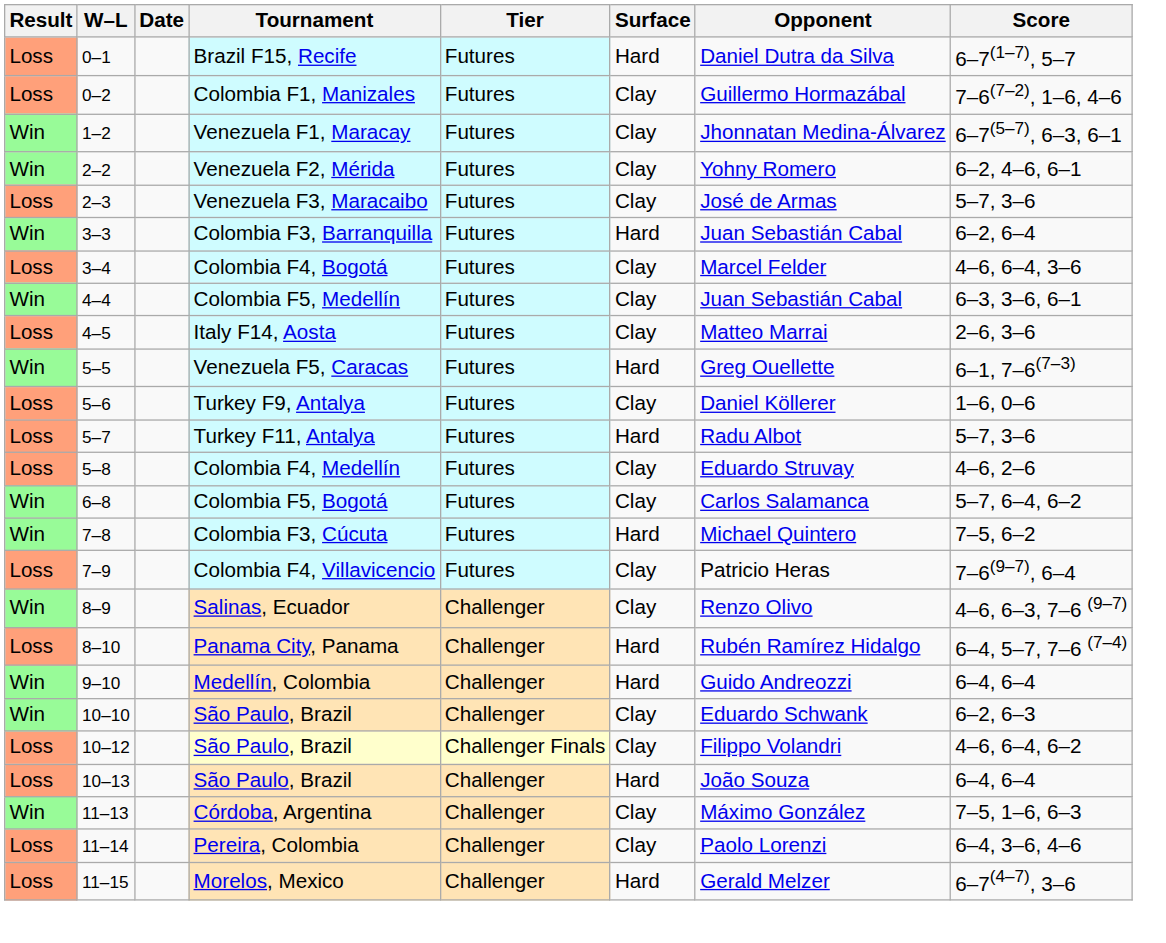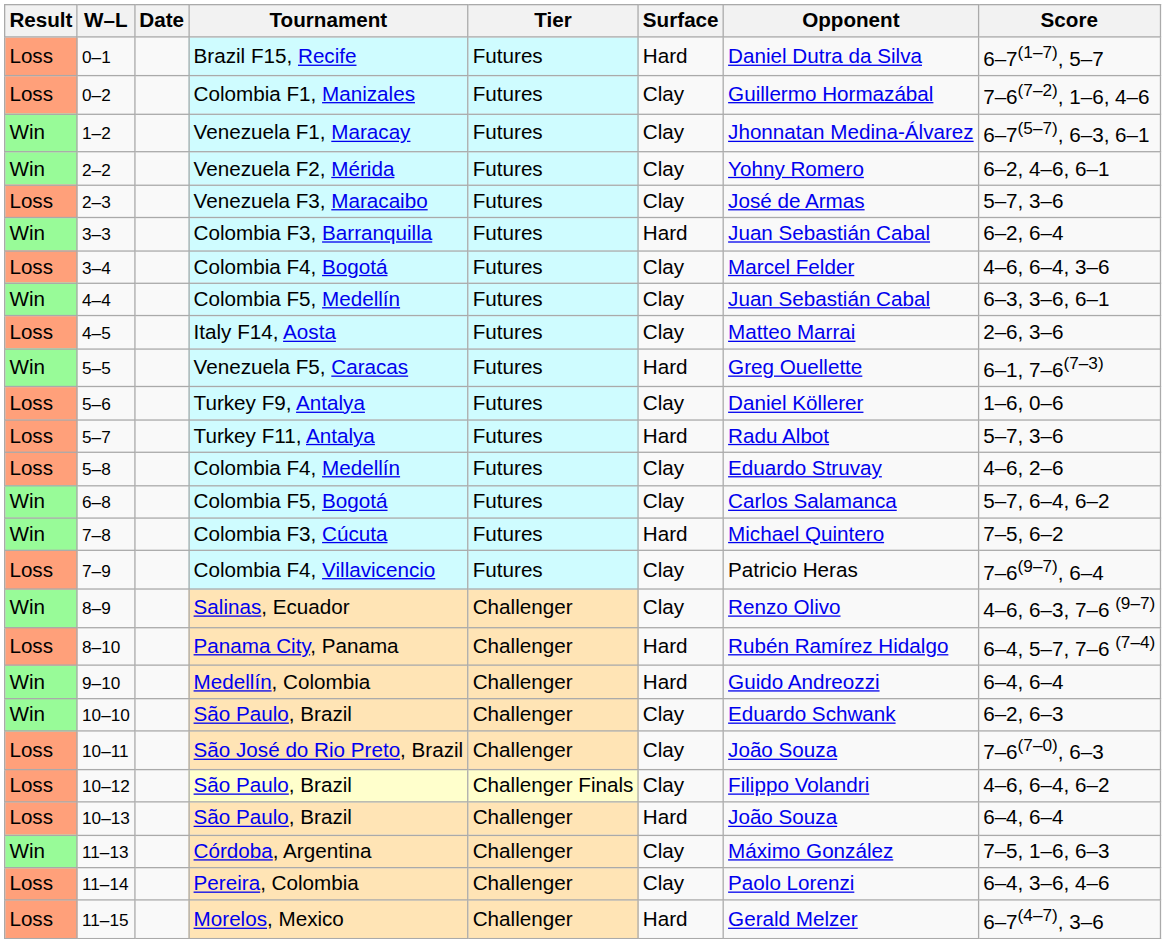+ row: (105, 751)
